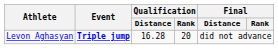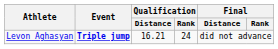(153, 37) 16.28 -> (153, 37) 16.21
(186, 37) 20 -> (186, 37) 24
